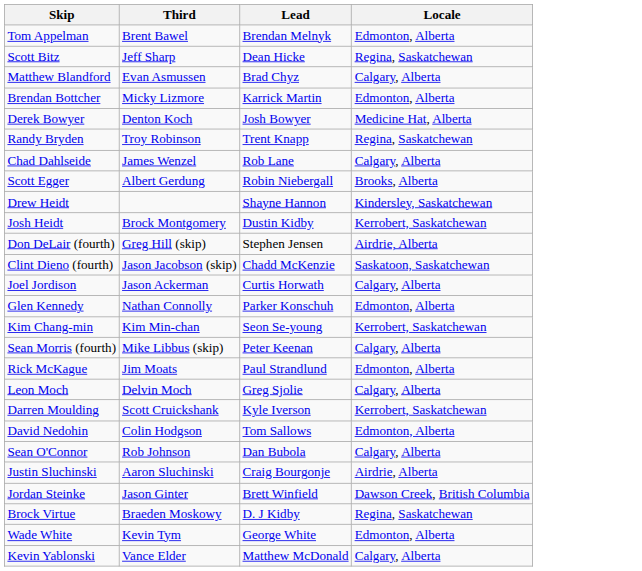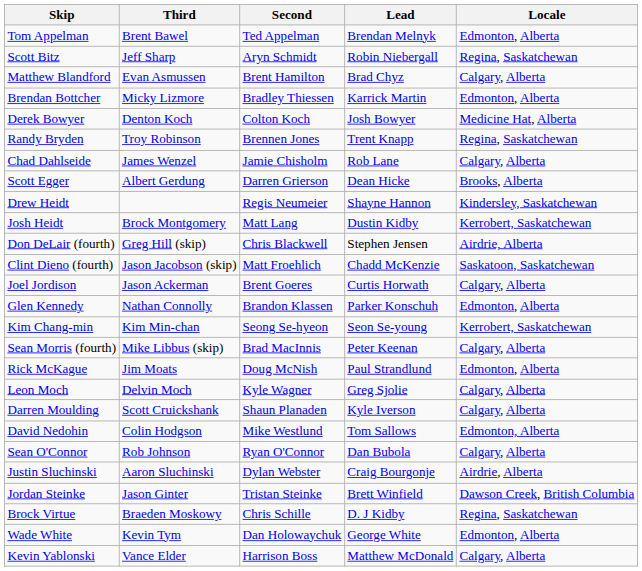+ column: (292, 14)
(274, 56) Dean Hicke -> (393, 56) Robin Niebergall
(288, 181) Robin Niebergall -> (378, 181) Dean Hicke
(421, 410) Kerrobert, Saskatchewan -> (502, 410) Calgary, Alberta
